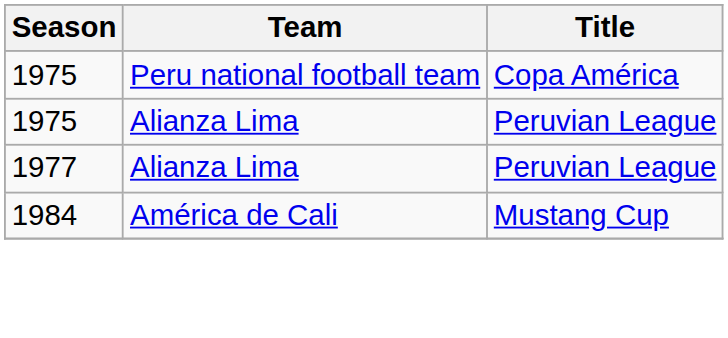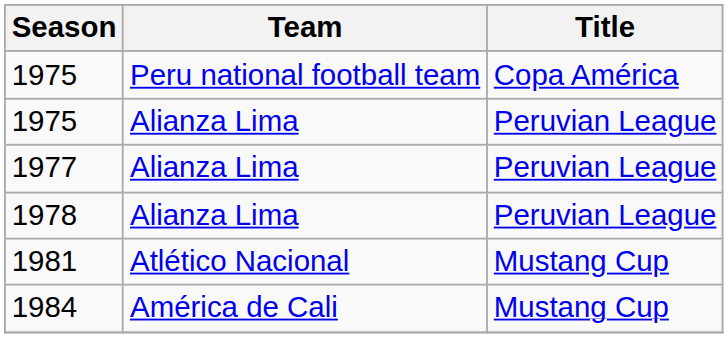+ row: (44, 214)
+ row: (44, 261)
